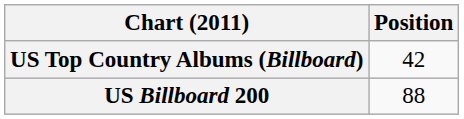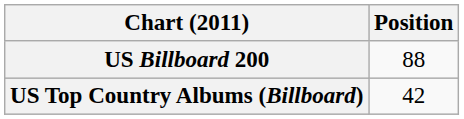rows swapped: (187, 95) <-> (187, 59)
